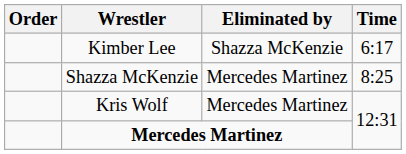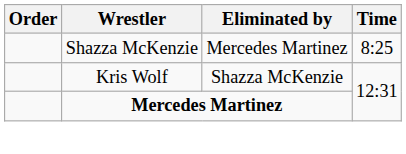- row: (132, 47)
(277, 105) Mercedes Martinez -> (277, 76) Shazza McKenzie
